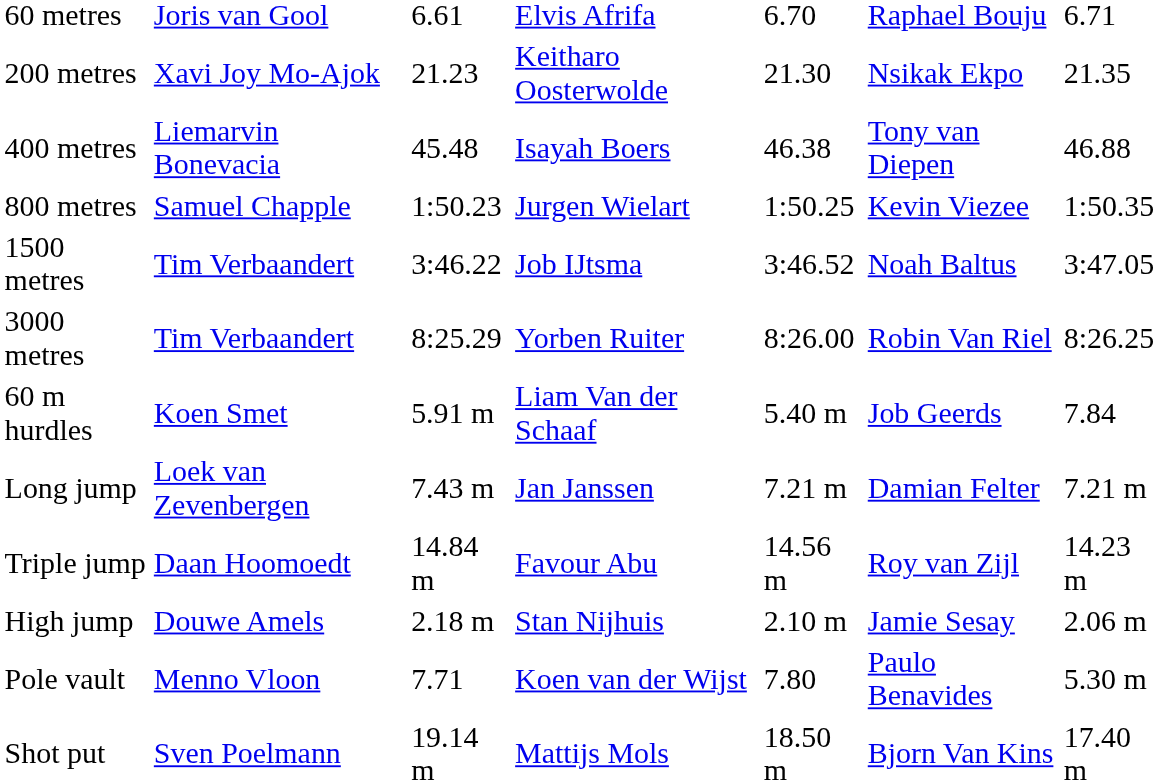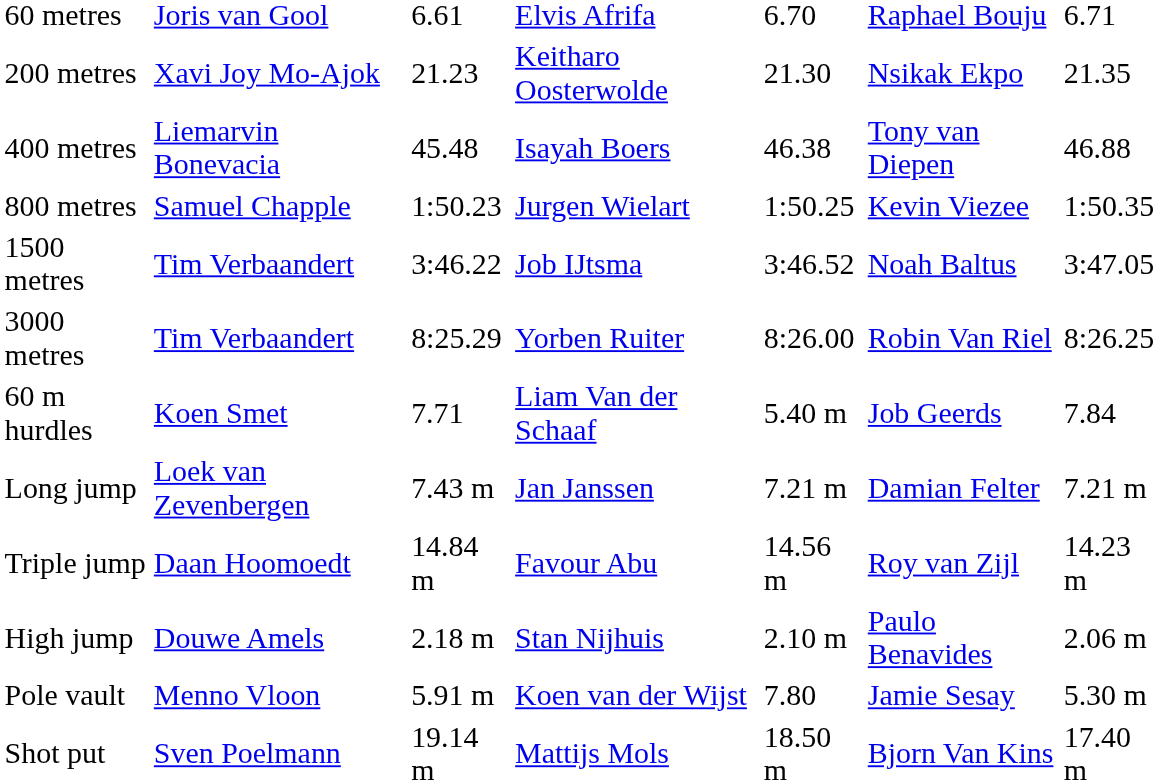(453, 413) 5.91 m -> (437, 413) 7.71
(941, 620) Jamie Sesay -> (930, 637) Paulo Benavides
(437, 678) 7.71 -> (453, 695) 5.91 m
(930, 678) Paulo Benavides -> (941, 695) Jamie Sesay
